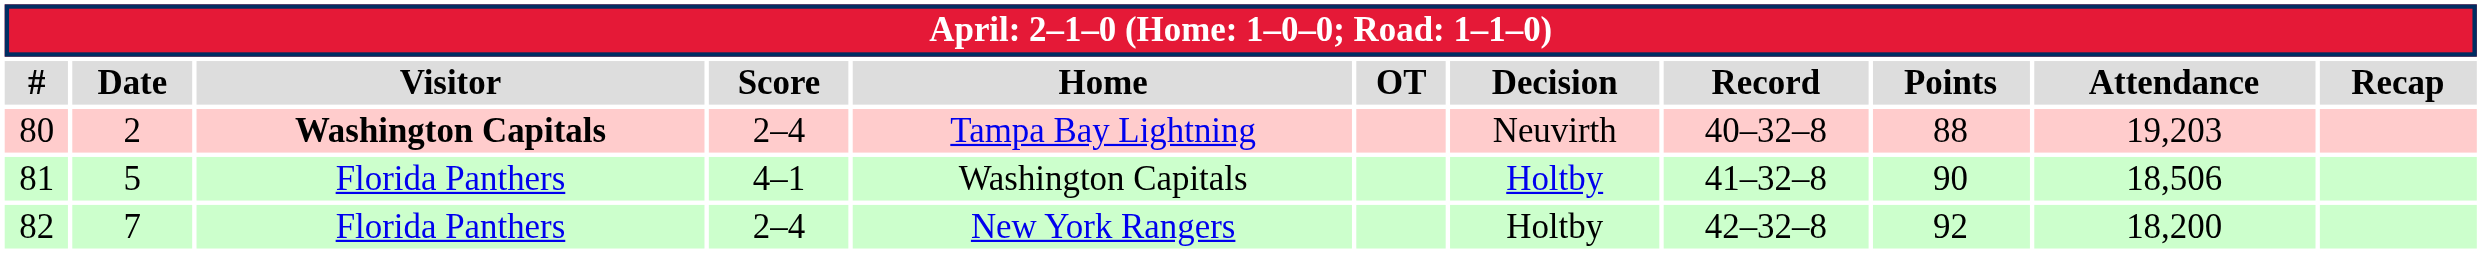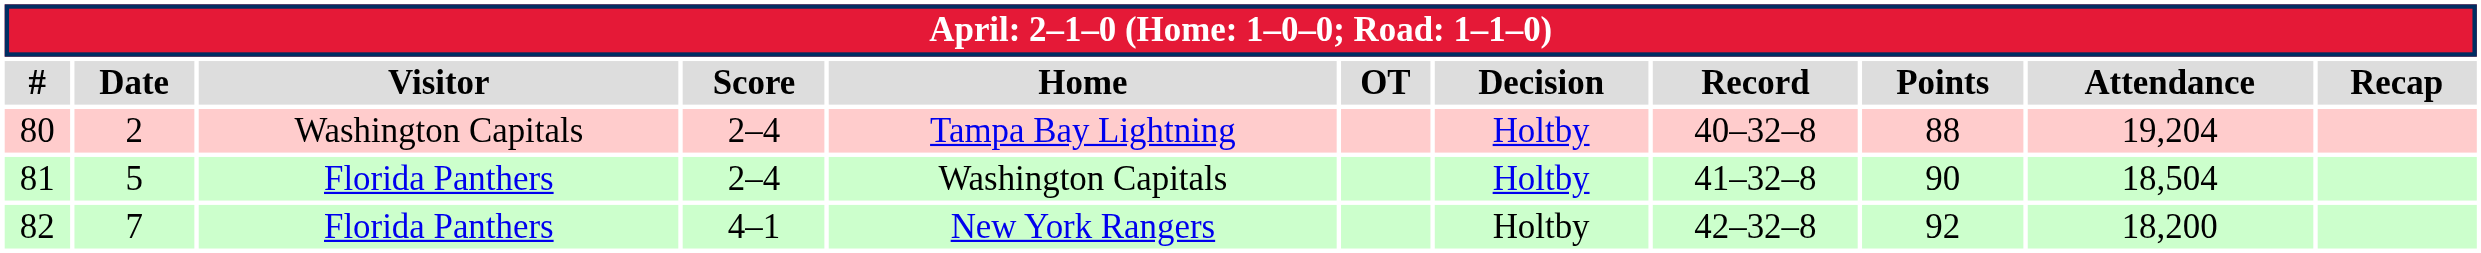(450, 130) bold -> (439, 130) normal
(1555, 130) Neuvirth -> (1541, 130) Holtby
(2174, 130) 19,203 -> (2170, 130) 19,204
(779, 178) 4–1 -> (754, 178) 2–4
(2174, 178) 18,506 -> (2170, 178) 18,504
(779, 226) 2–4 -> (754, 226) 4–1
